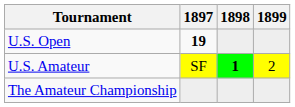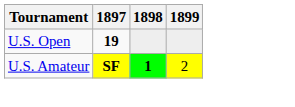(198, 66) normal -> (111, 66) bold
- row: (92, 90)
